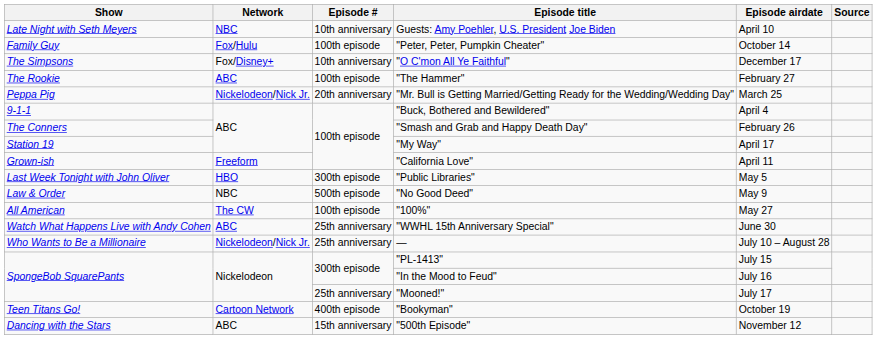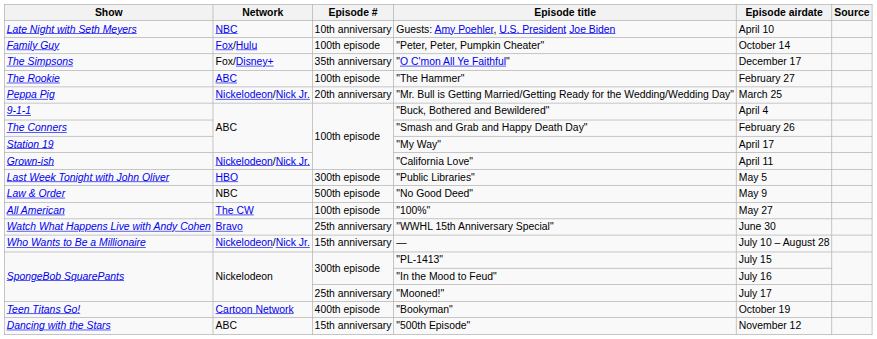(353, 62) 10th anniversary -> (353, 62) 35th anniversary
(237, 161) Freeform -> (263, 161) Nickelodeon/Nick Jr.
(226, 227) ABC -> (229, 227) Bravo
(353, 243) 25th anniversary -> (353, 243) 15th anniversary
